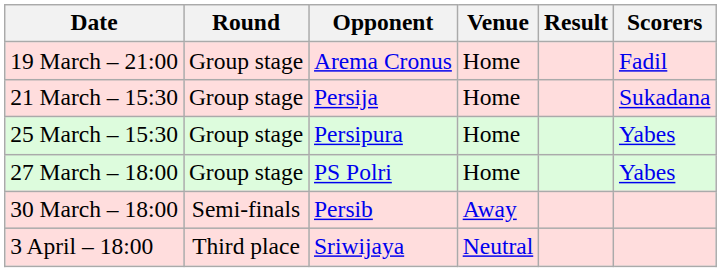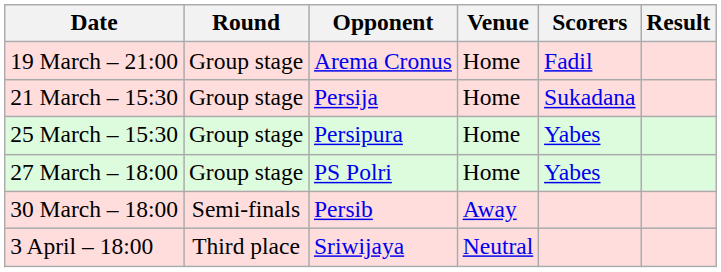columns swapped: (576, 23) <-> (665, 23)
